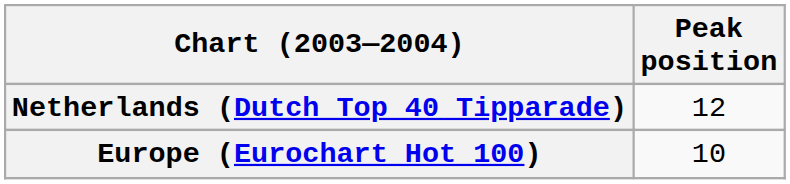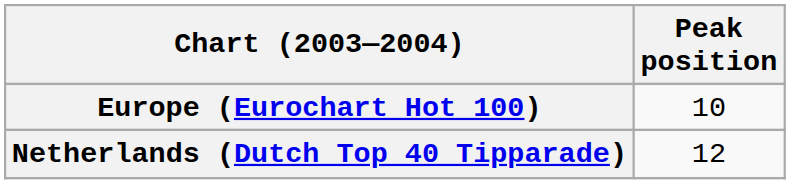rows swapped: (319, 154) <-> (319, 108)
